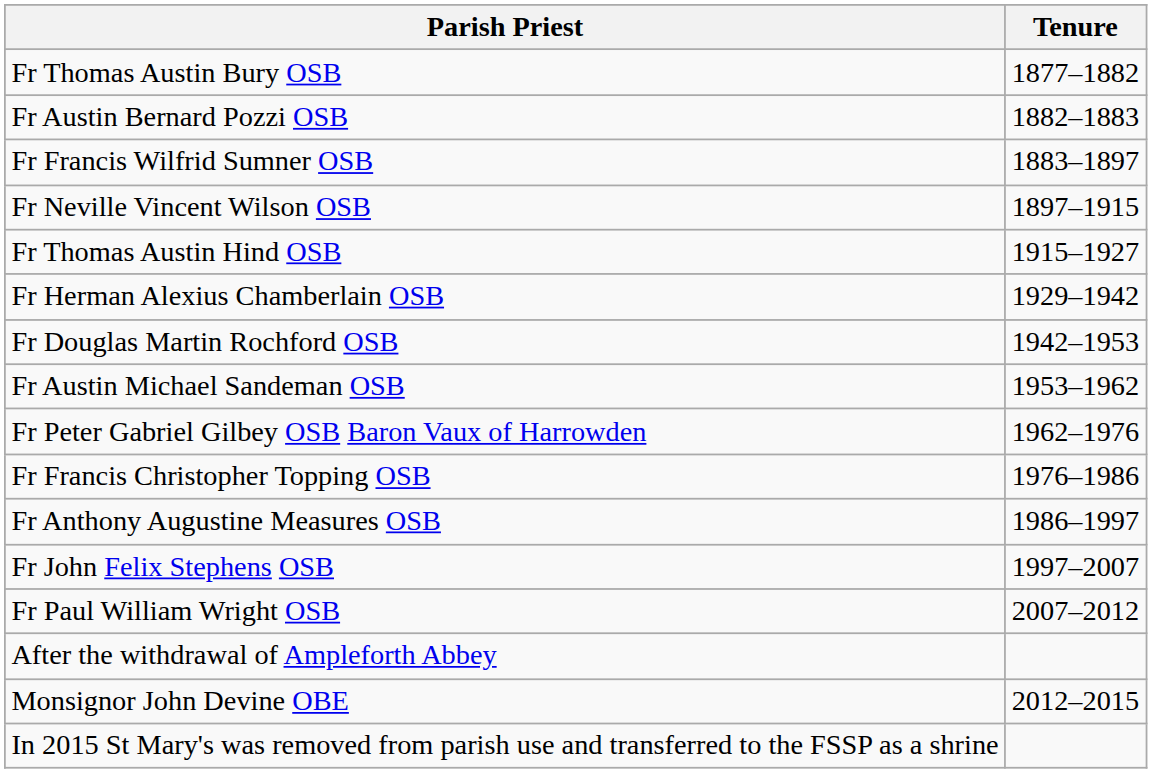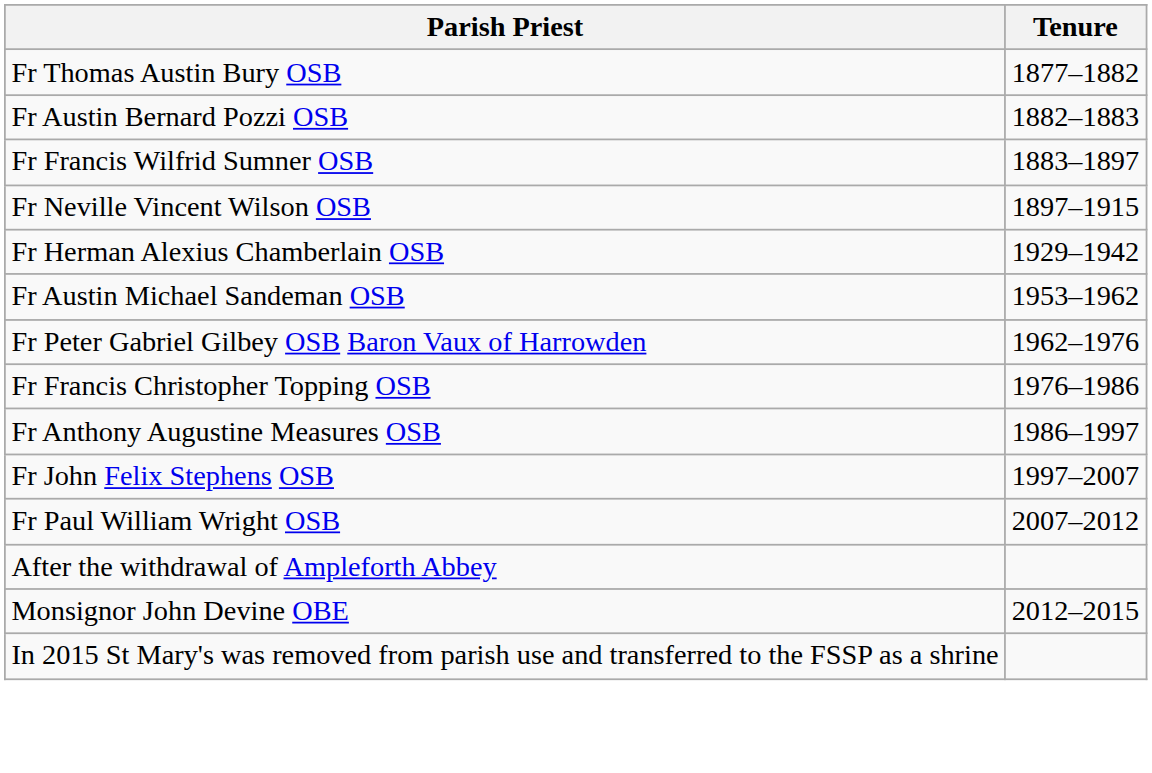- row: (176, 251)
- row: (205, 341)
